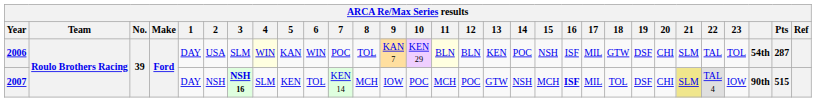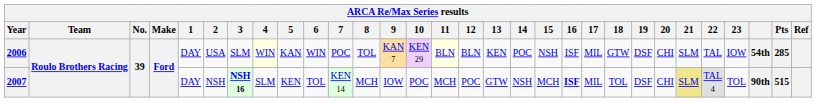(736, 53) TOL -> (736, 53) IOW
(782, 53) 287 -> (782, 53) 285
(736, 82) IOW -> (736, 82) TOL
